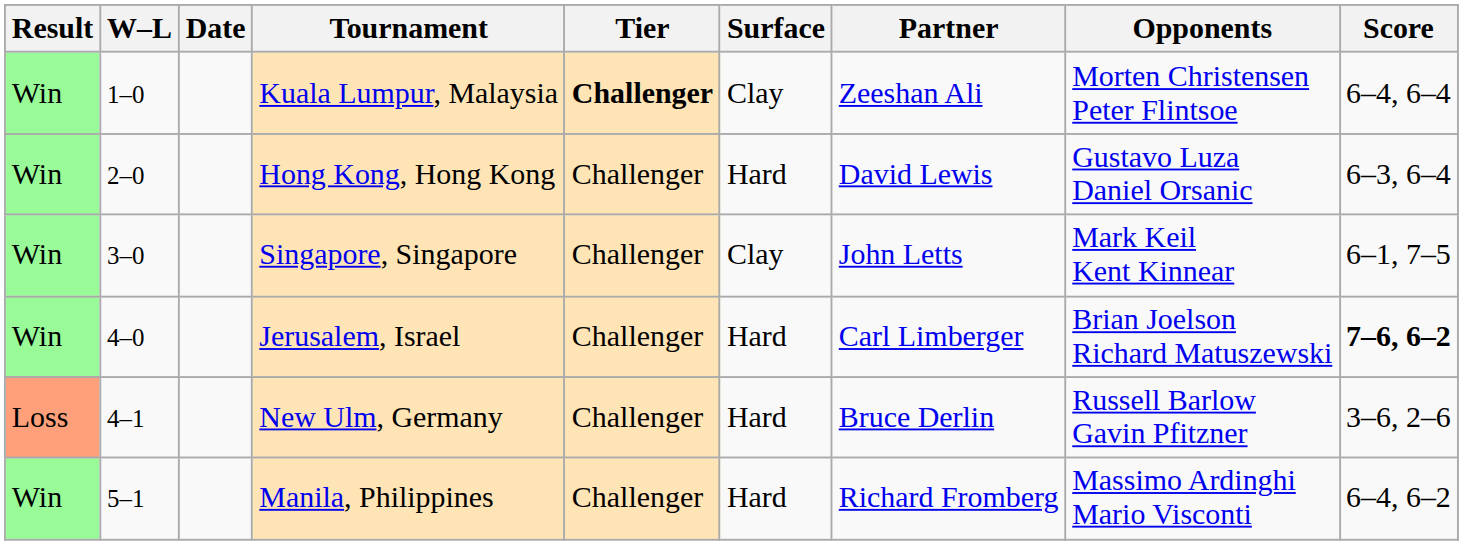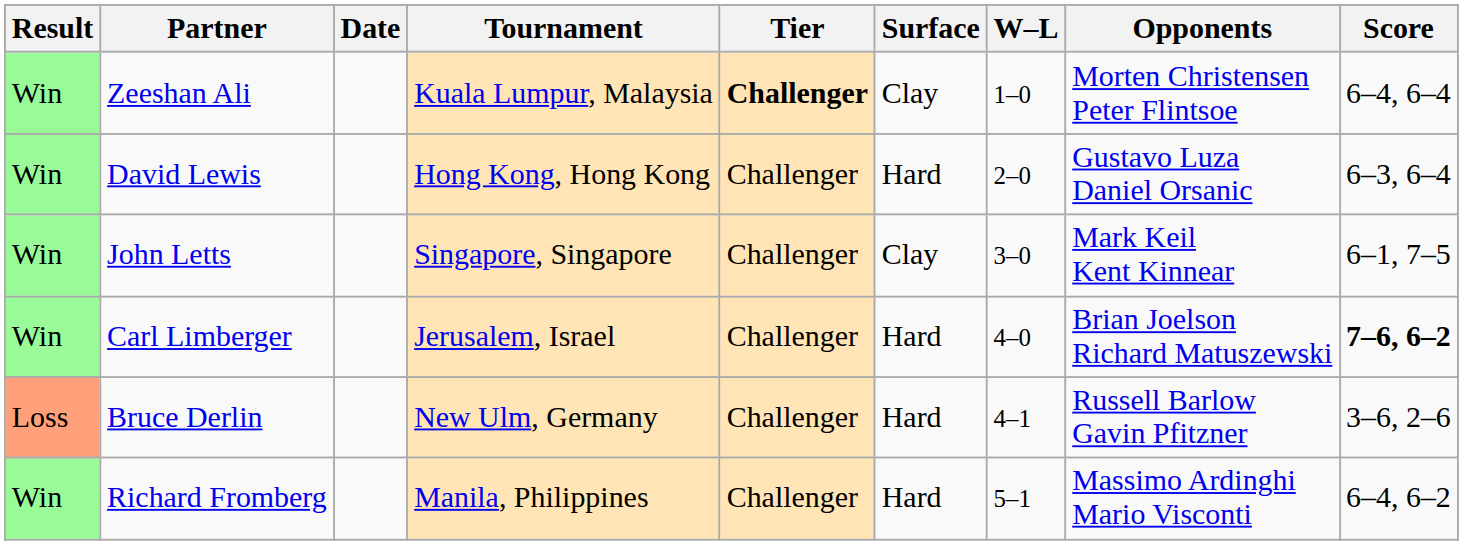columns swapped: (140, 28) <-> (949, 28)
